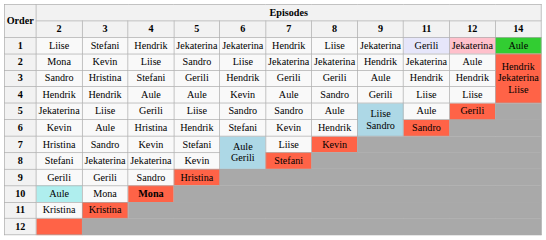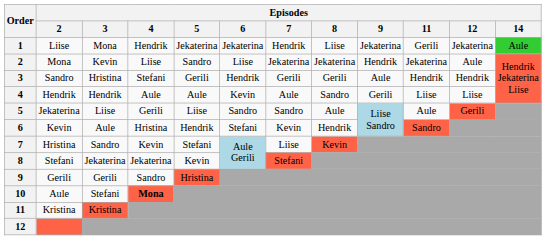(105, 45) Stefani -> (105, 45) Mona
(426, 45) lavender background -> (426, 45) no background
(472, 45) pink background -> (472, 45) no background
(59, 193) paleturquoise background -> (59, 193) no background
(105, 193) Mona -> (105, 193) Stefani
